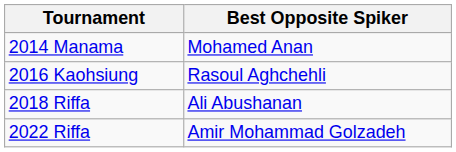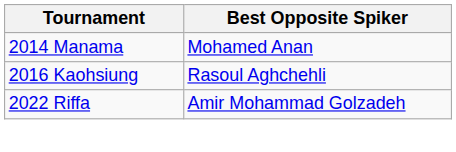- row: (49, 103)
